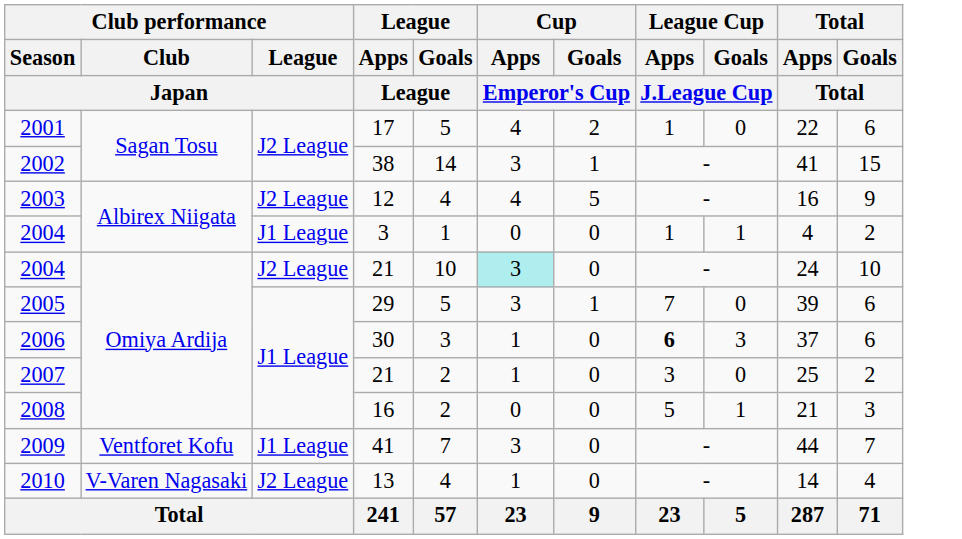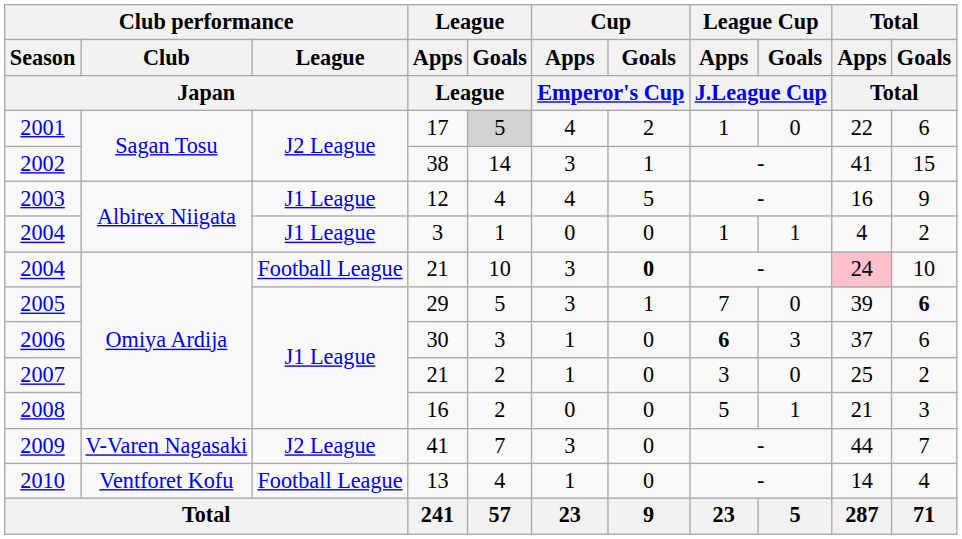(445, 127) no background -> (500, 127) lightgrey background
(303, 198) J2 League -> (330, 198) J1 League
(303, 269) J2 League -> (330, 269) Football League
(515, 269) paleturquoise background -> (570, 269) no background
(594, 269) normal -> (649, 269) bold
(808, 269) no background -> (862, 269) pink background
(870, 304) normal -> (924, 304) bold
(166, 445) Ventforet Kofu -> (166, 445) V-Varen Nagasaki
(303, 445) J1 League -> (330, 445) J2 League
(166, 480) V-Varen Nagasaki -> (166, 480) Ventforet Kofu
(303, 480) J2 League -> (330, 480) Football League
